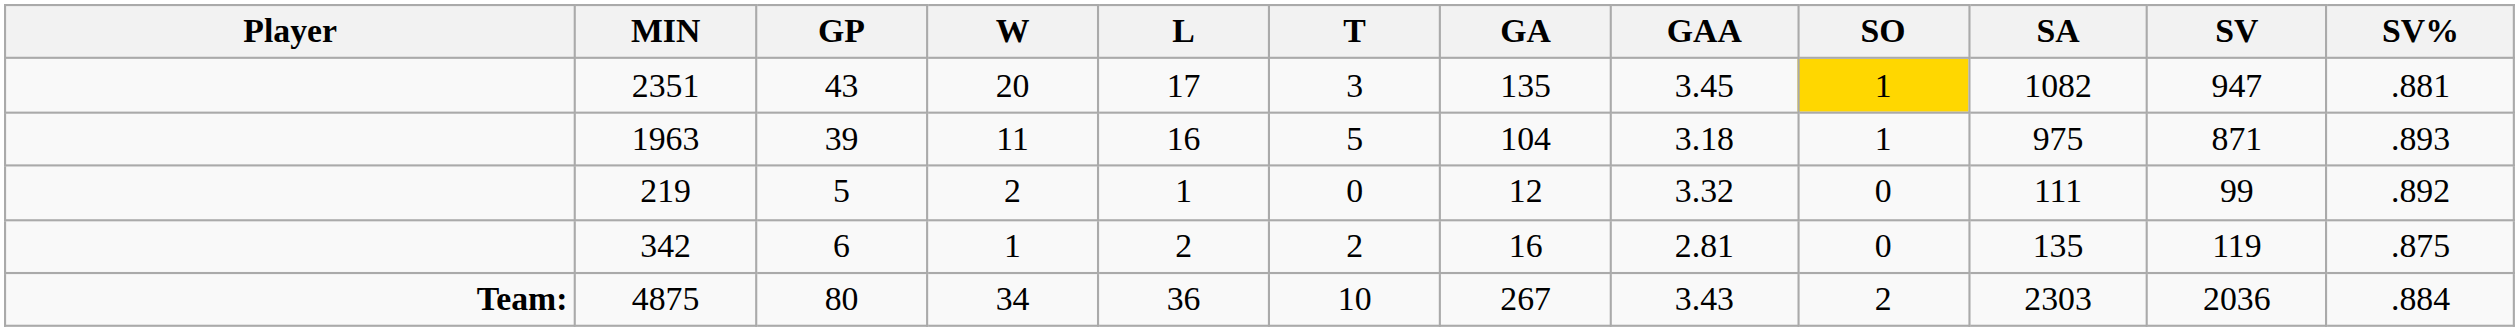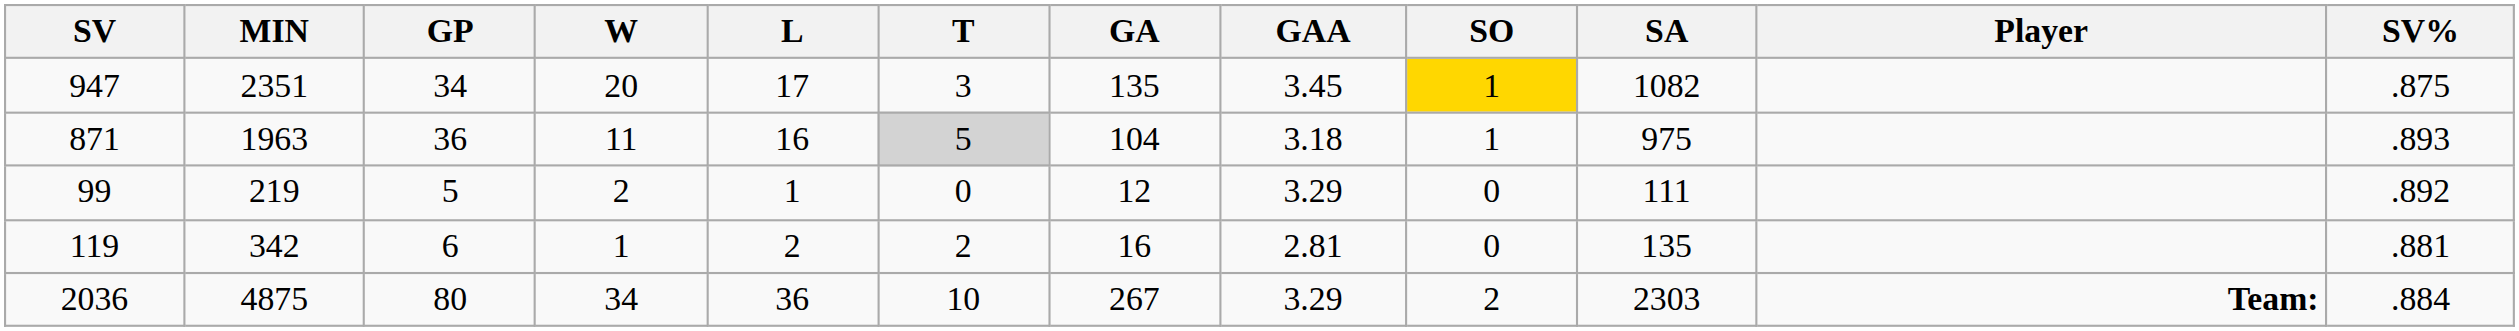columns swapped: (290, 31) <-> (2237, 31)
(842, 84) 43 -> (450, 84) 34
(2420, 84) .881 -> (2420, 84) .875
(842, 138) 39 -> (450, 138) 36
(1355, 138) no background -> (963, 138) lightgrey background
(1704, 191) 3.32 -> (1313, 191) 3.29
(2420, 245) .875 -> (2420, 245) .881
(1704, 298) 3.43 -> (1313, 298) 3.29
